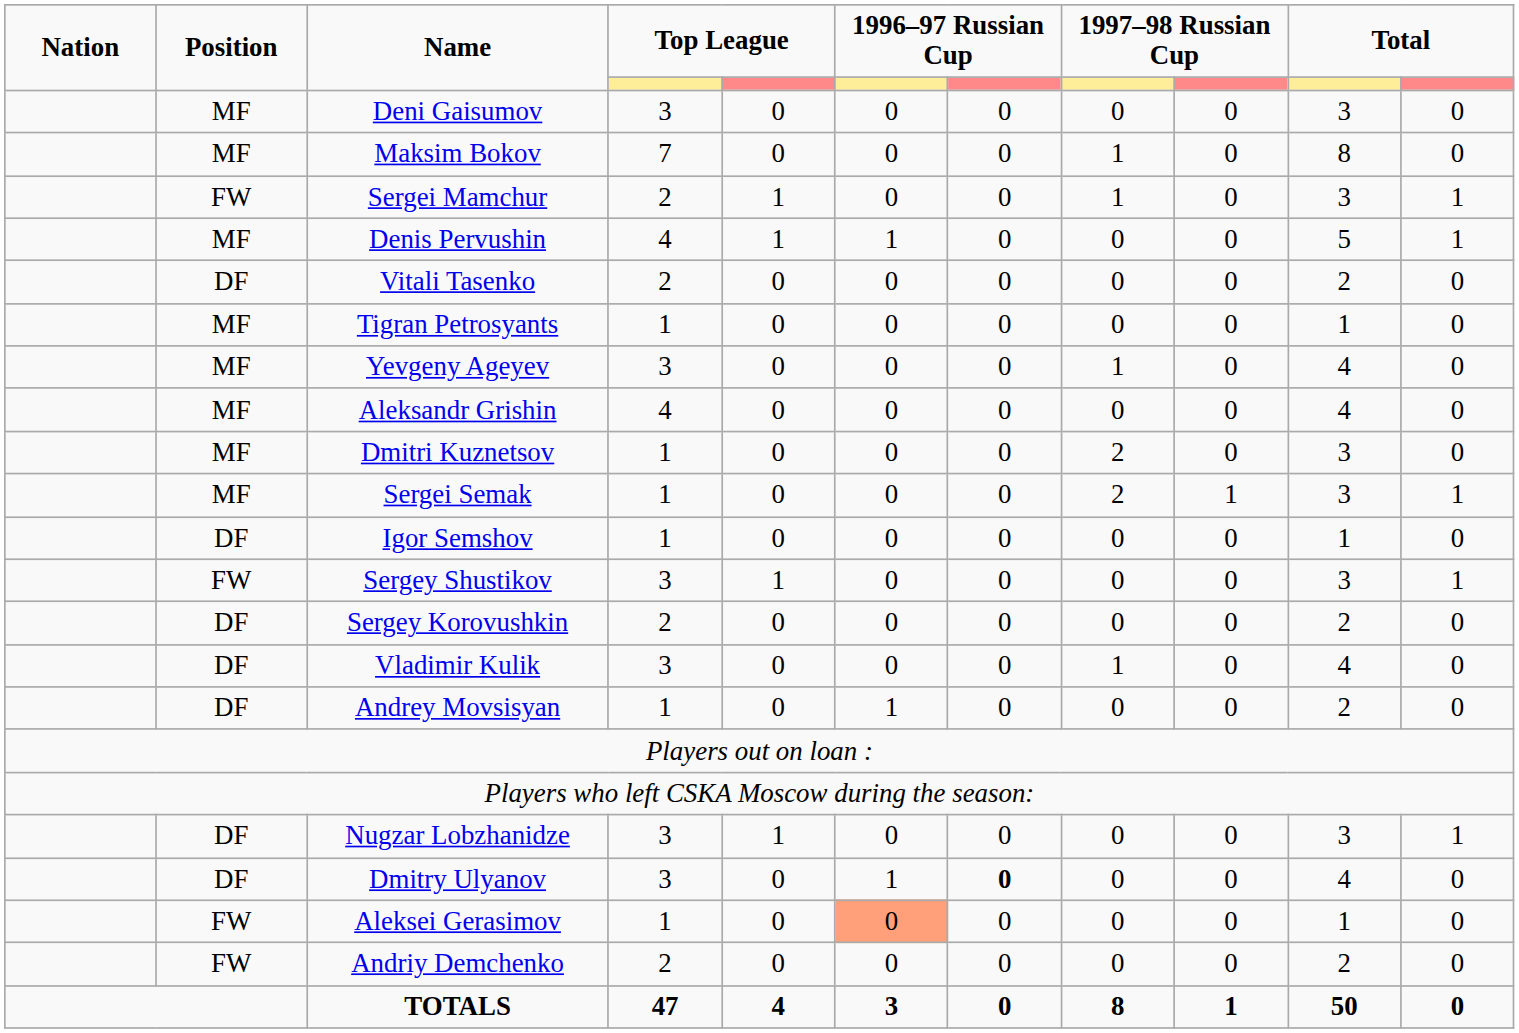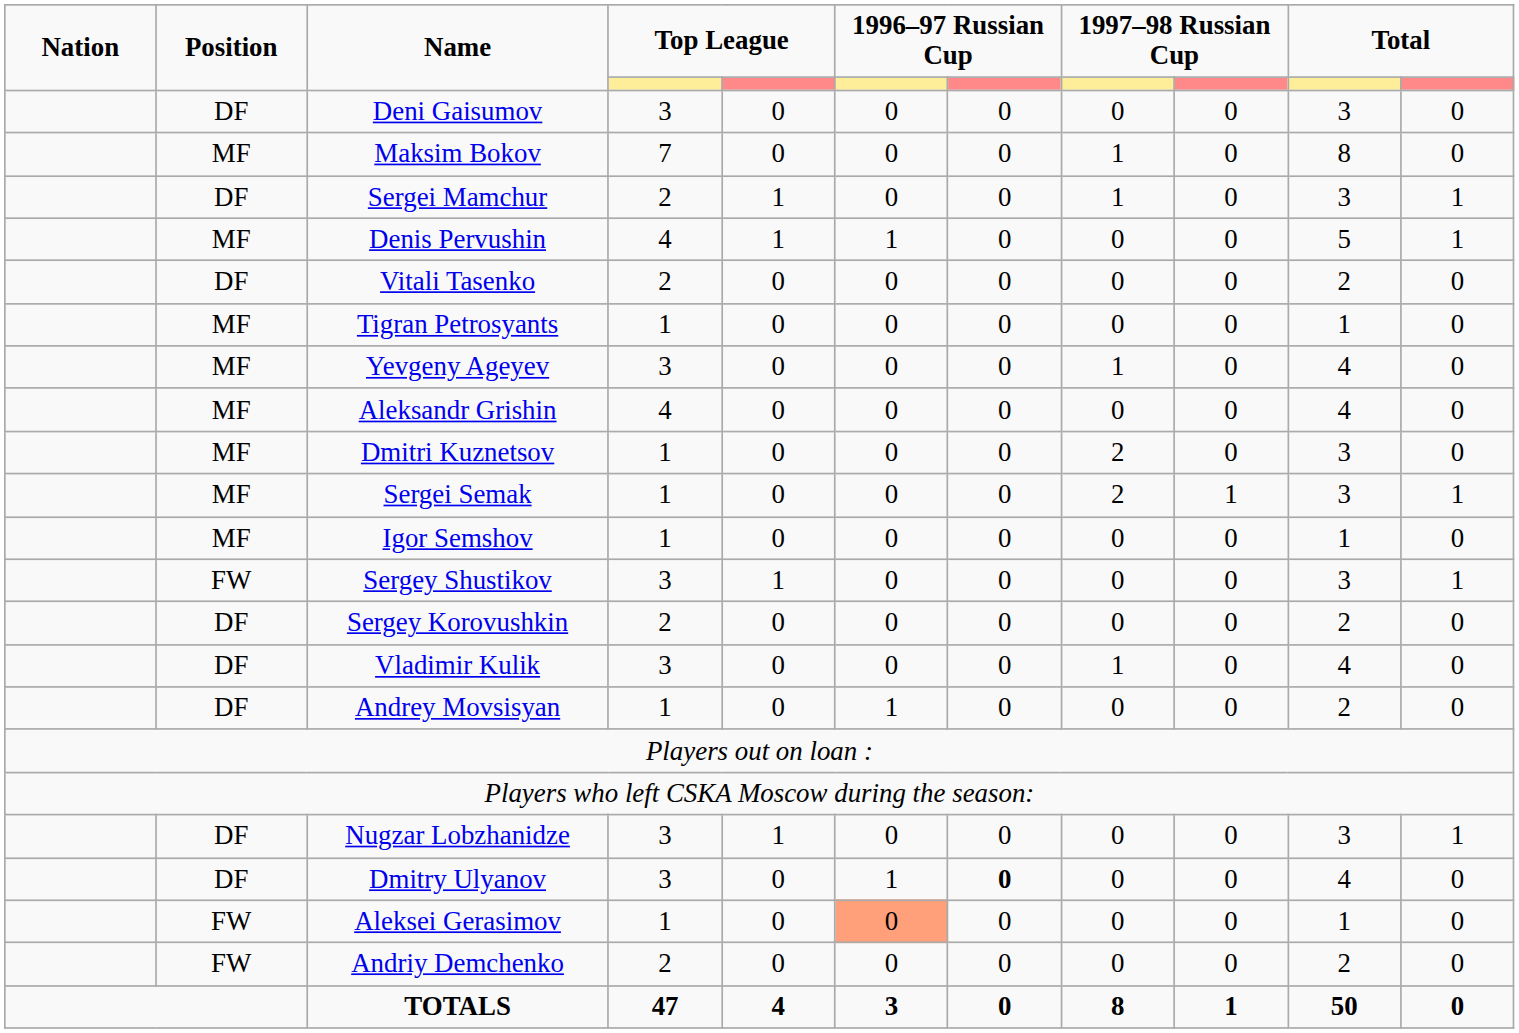(231, 111) MF -> (231, 111) DF
(231, 196) FW -> (231, 196) DF
(231, 537) DF -> (231, 537) MF
